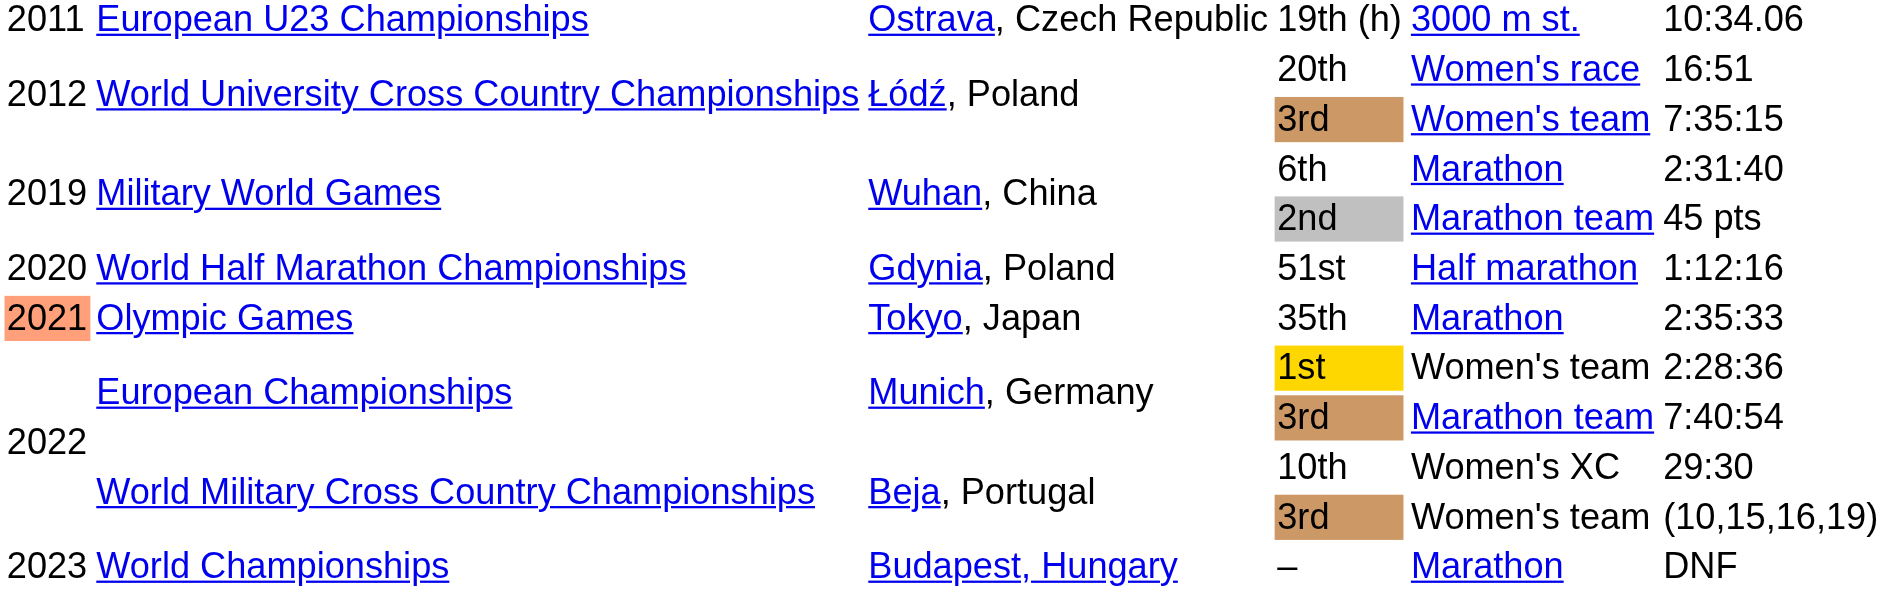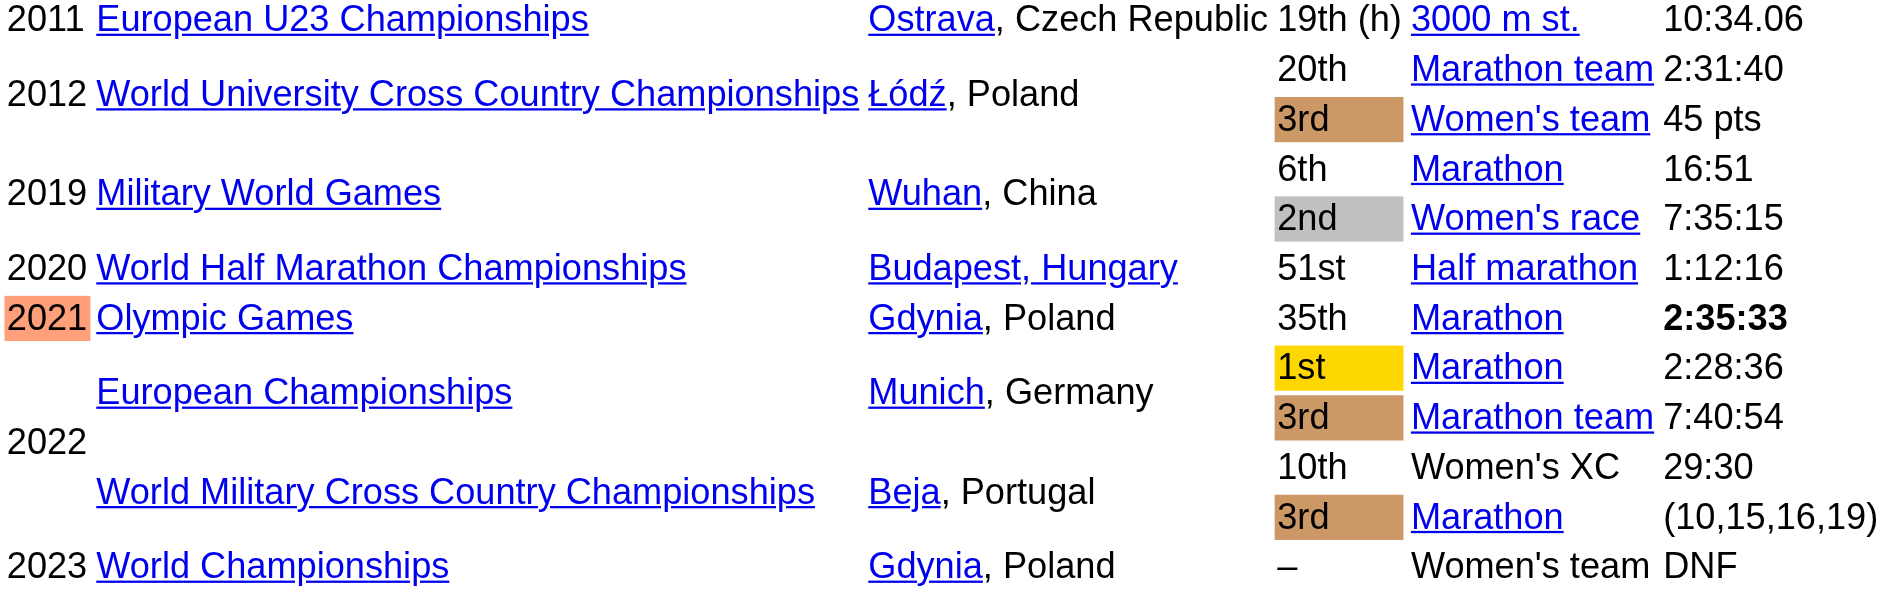(1526, 69) Women's race -> (1533, 69) Marathon team
(1708, 69) 16:51 -> (1723, 69) 2:31:40
(1723, 118) 7:35:15 -> (1712, 118) 45 pts
(1723, 168) 2:31:40 -> (1708, 168) 16:51
(1533, 218) Marathon team -> (1526, 218) Women's race
(1712, 218) 45 pts -> (1723, 218) 7:35:15
(992, 268) Gdynia, Poland -> (1023, 268) Budapest, Hungary
(975, 317) Tokyo, Japan -> (992, 317) Gdynia, Poland
(1723, 317) normal -> (1725, 317) bold
(1531, 367) Women's team -> (1487, 367) Marathon
(1531, 516) Women's team -> (1487, 516) Marathon
(1023, 566) Budapest, Hungary -> (992, 566) Gdynia, Poland
(1487, 566) Marathon -> (1531, 566) Women's team
